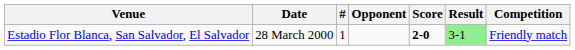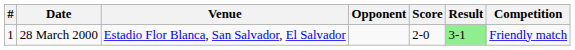columns swapped: (343, 14) <-> (128, 14)
(421, 34) bold -> (421, 34) normal
